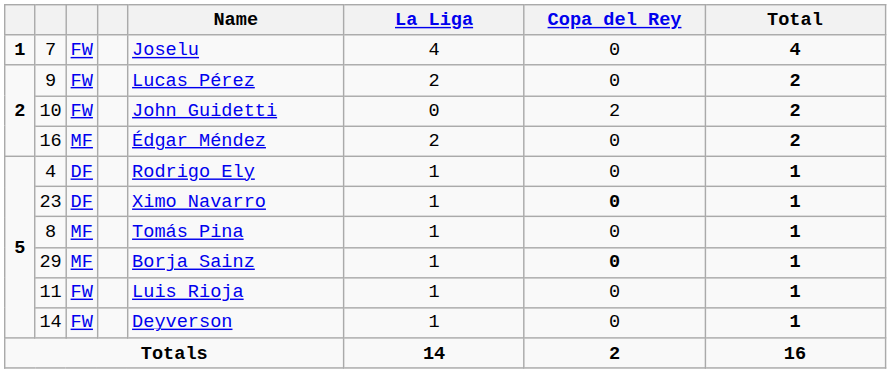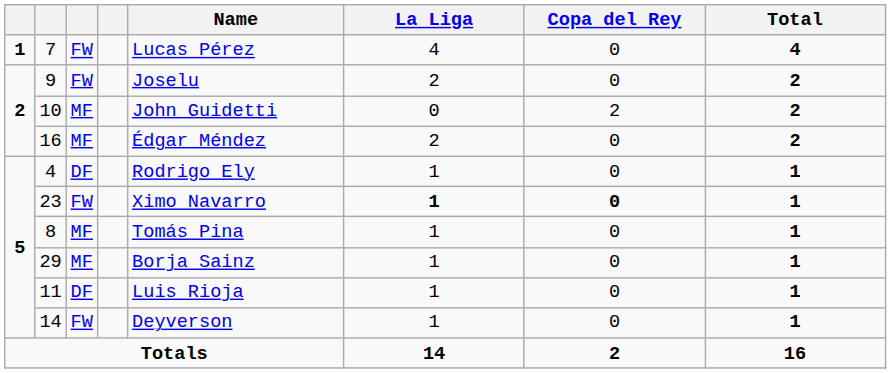(166, 50) Joselu -> (193, 50) Lucas Pérez
(193, 80) Lucas Pérez -> (166, 80) Joselu
(82, 111) FW -> (82, 111) MF
(82, 202) DF -> (82, 202) FW
(434, 202) normal -> (434, 202) bold
(615, 262) bold -> (615, 262) normal
(82, 293) FW -> (82, 293) DF
